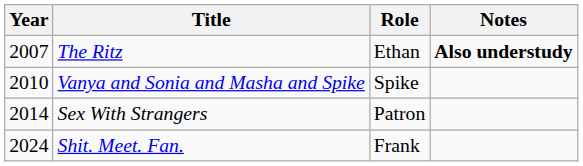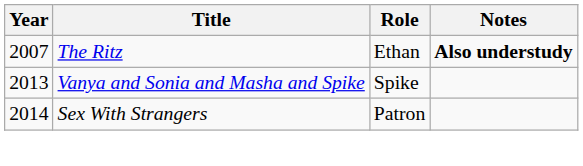(29, 82) 2010 -> (29, 82) 2013
- row: (121, 144)
